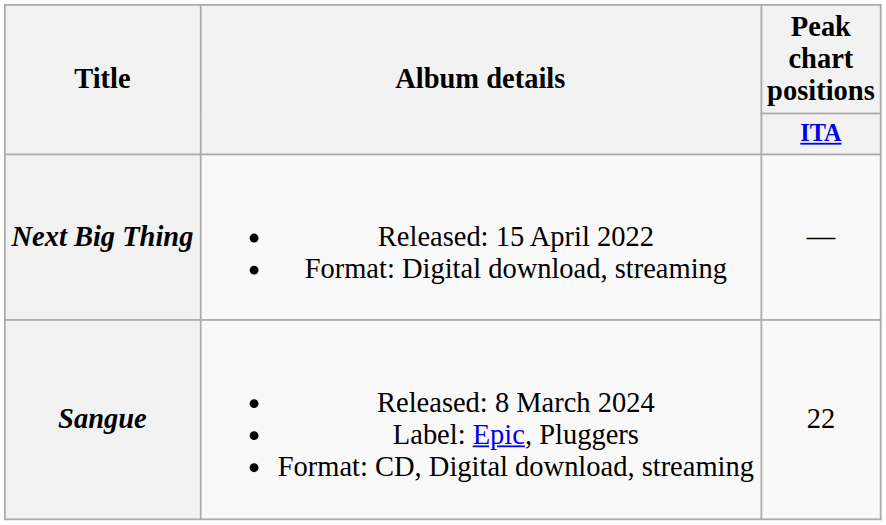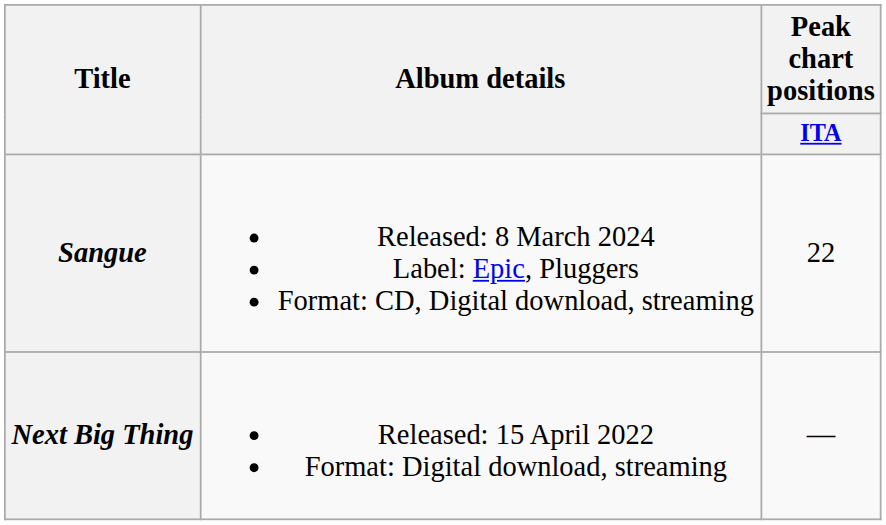rows swapped: (102, 236) <-> (102, 419)
